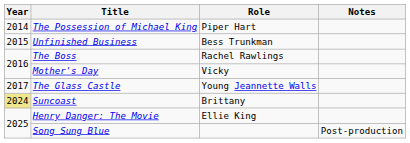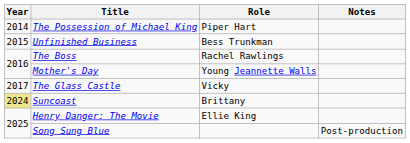(215, 71) Vicky -> (259, 71) Young Jeannette Walls
(259, 86) Young Jeannette Walls -> (215, 86) Vicky
